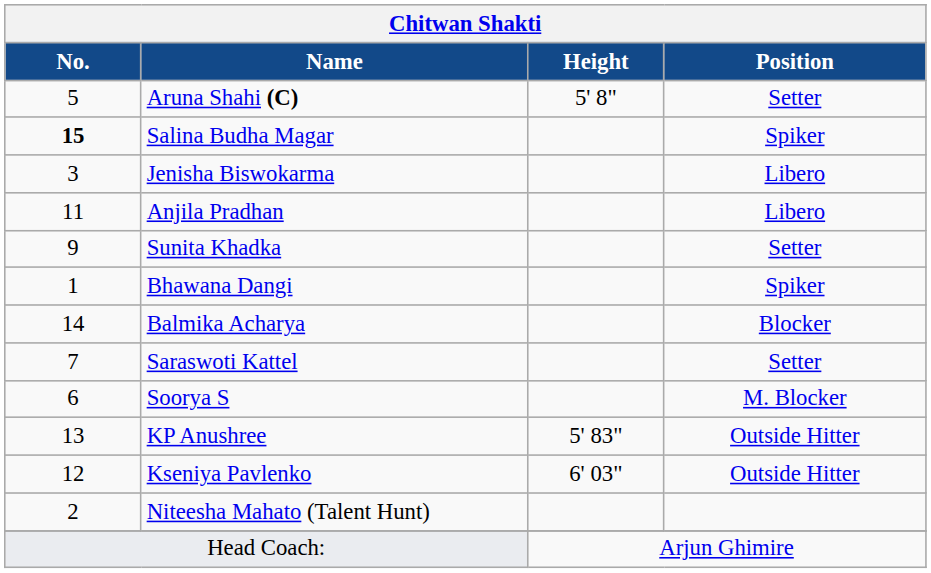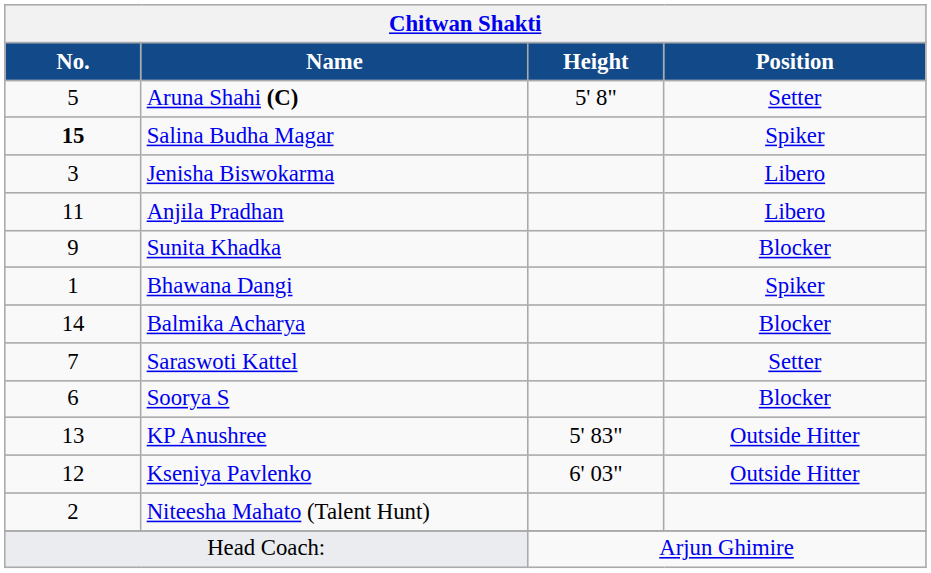(795, 248) Setter -> (795, 248) Blocker
(795, 398) M. Blocker -> (795, 398) Blocker
